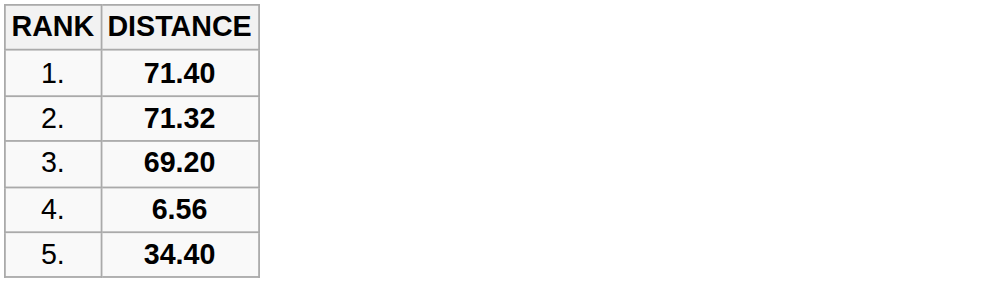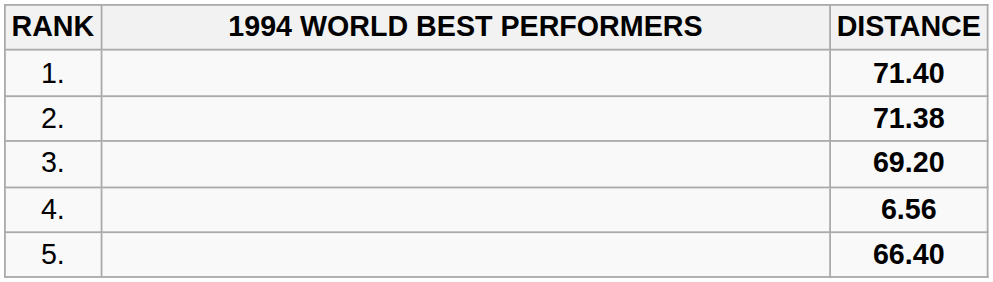+ column: (465, 27)
(180, 118) 71.32 -> (909, 118) 71.38
(180, 254) 34.40 -> (909, 254) 66.40
